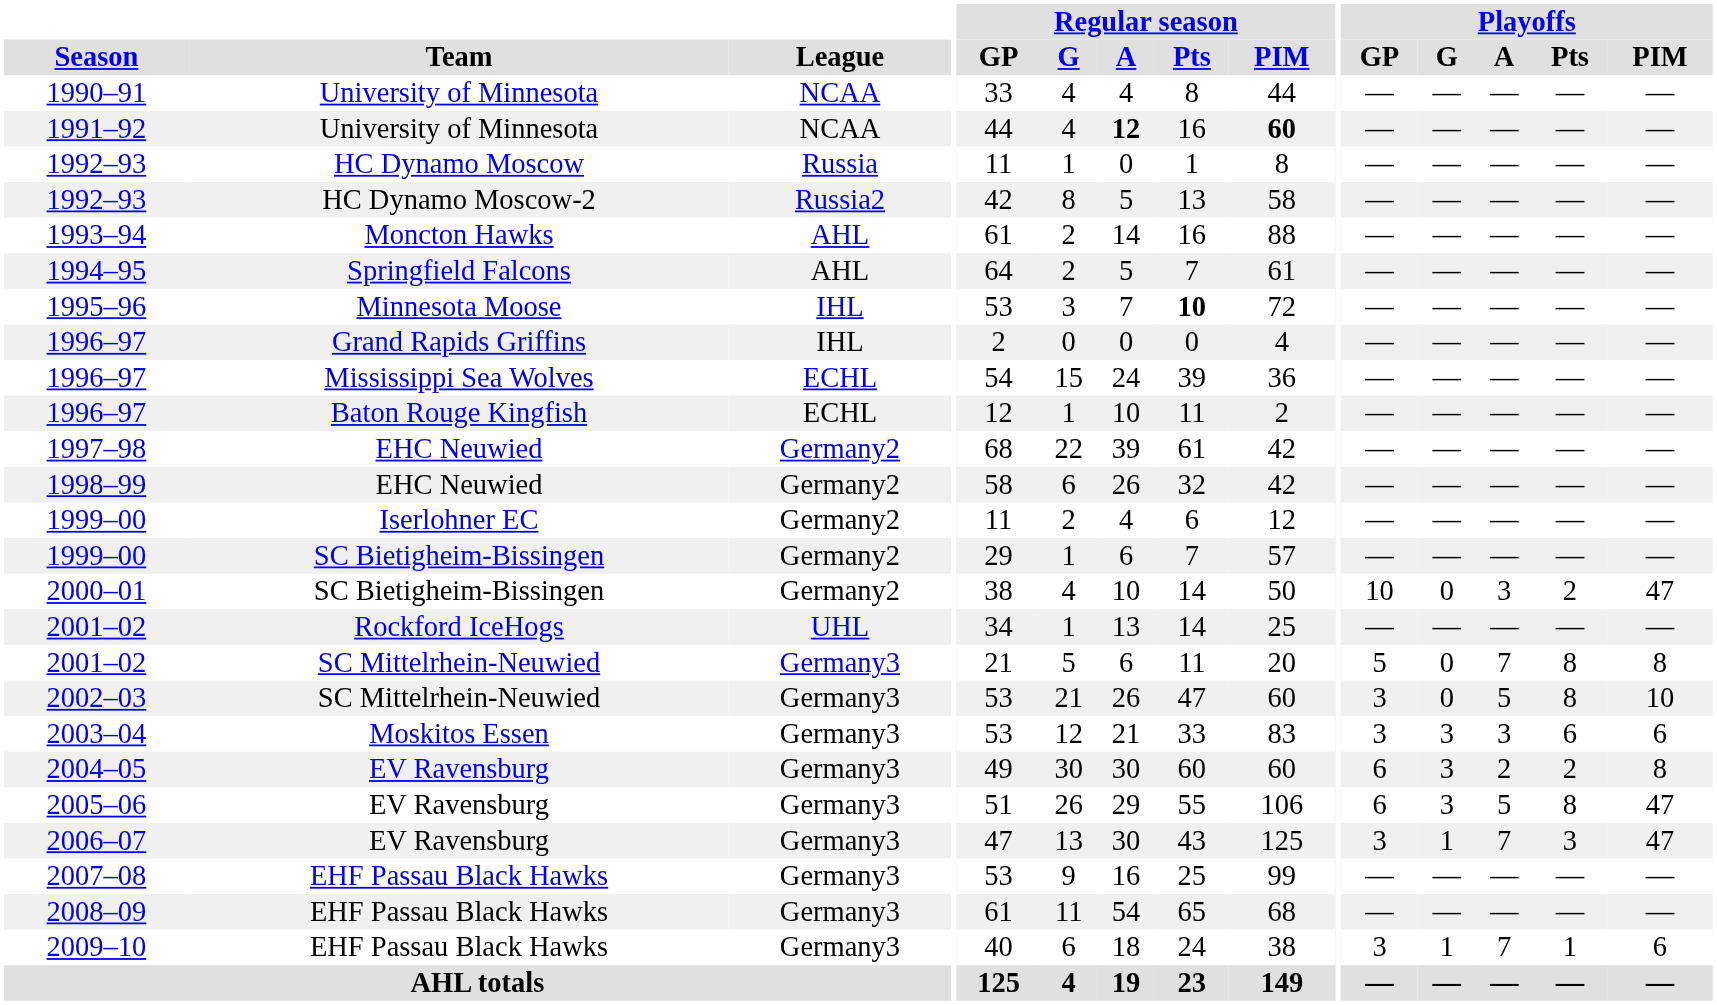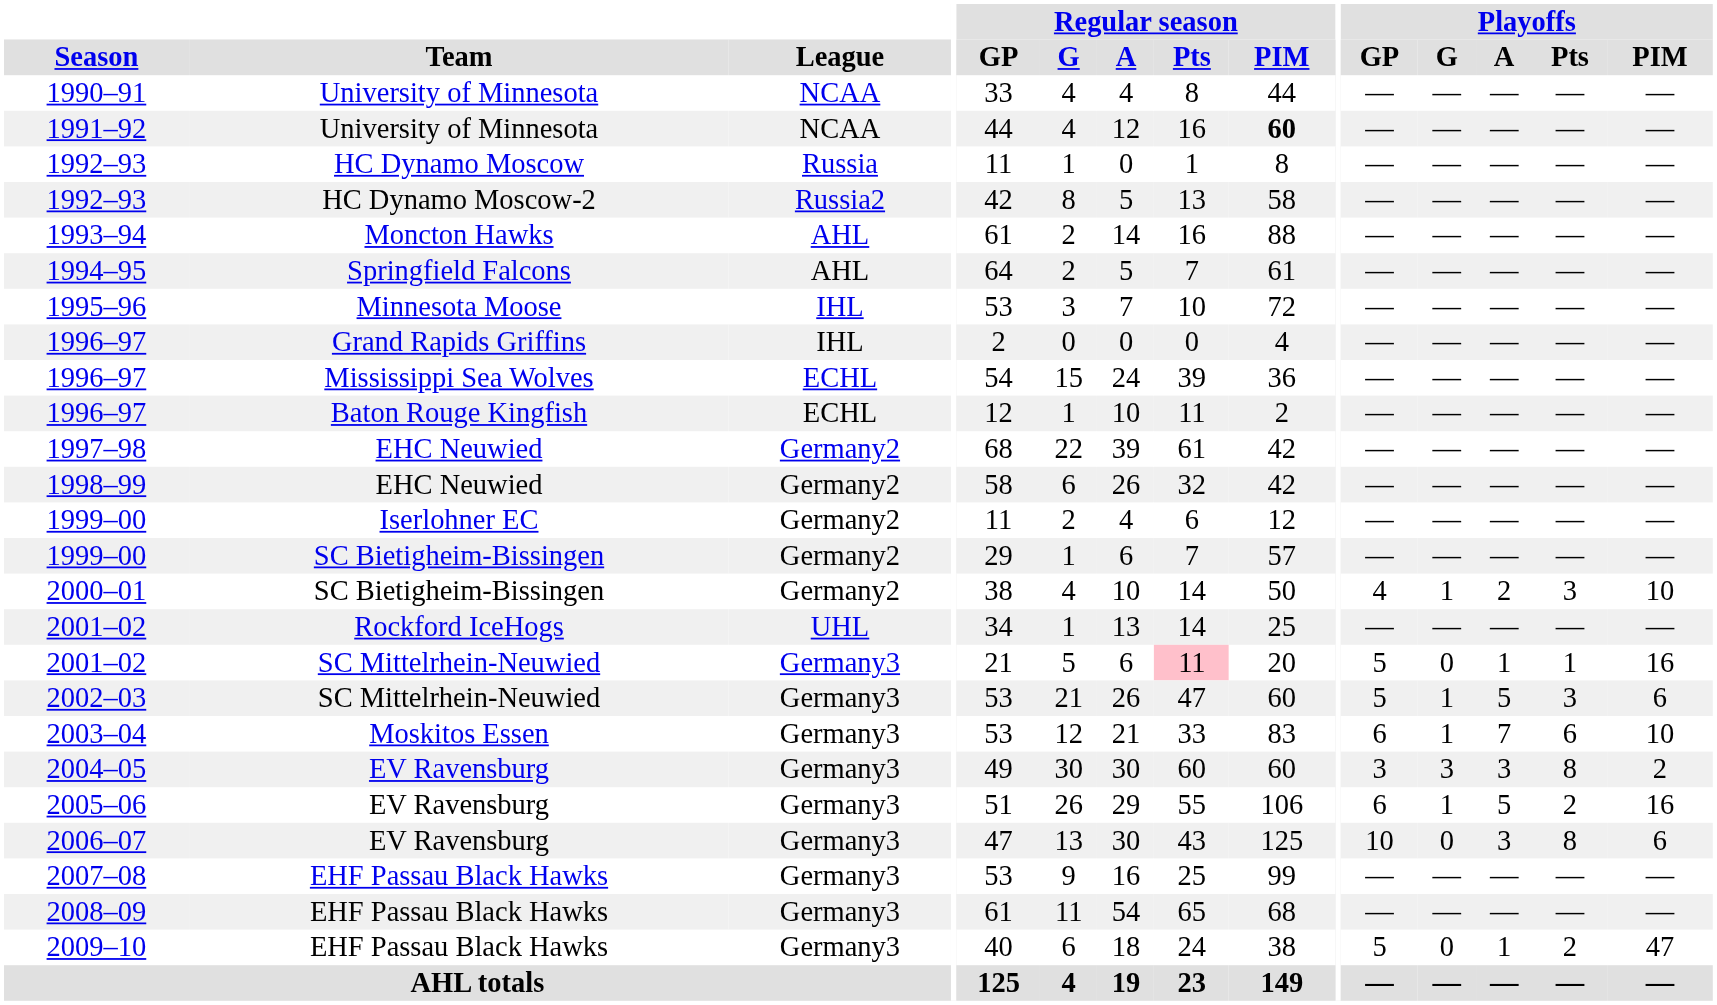(1126, 128) bold -> (1126, 128) normal
(1192, 306) bold -> (1192, 306) normal
(1379, 591) 10 -> (1379, 591) 4
(1447, 591) 0 -> (1447, 591) 1
(1504, 591) 3 -> (1504, 591) 2
(1570, 591) 2 -> (1570, 591) 3
(1660, 591) 47 -> (1660, 591) 10
(1192, 662) no background -> (1192, 662) pink background
(1504, 662) 7 -> (1504, 662) 1
(1570, 662) 8 -> (1570, 662) 1
(1660, 662) 8 -> (1660, 662) 16
(1379, 697) 3 -> (1379, 697) 5
(1447, 697) 0 -> (1447, 697) 1
(1570, 697) 8 -> (1570, 697) 3
(1660, 697) 10 -> (1660, 697) 6
(1379, 733) 3 -> (1379, 733) 6
(1447, 733) 3 -> (1447, 733) 1
(1504, 733) 3 -> (1504, 733) 7
(1660, 733) 6 -> (1660, 733) 10
(1379, 769) 6 -> (1379, 769) 3
(1504, 769) 2 -> (1504, 769) 3
(1570, 769) 2 -> (1570, 769) 8
(1660, 769) 8 -> (1660, 769) 2
(1447, 804) 3 -> (1447, 804) 1
(1570, 804) 8 -> (1570, 804) 2
(1660, 804) 47 -> (1660, 804) 16
(1379, 840) 3 -> (1379, 840) 10
(1447, 840) 1 -> (1447, 840) 0
(1504, 840) 7 -> (1504, 840) 3
(1570, 840) 3 -> (1570, 840) 8
(1660, 840) 47 -> (1660, 840) 6
(1379, 947) 3 -> (1379, 947) 5
(1447, 947) 1 -> (1447, 947) 0
(1504, 947) 7 -> (1504, 947) 1
(1570, 947) 1 -> (1570, 947) 2
(1660, 947) 6 -> (1660, 947) 47
